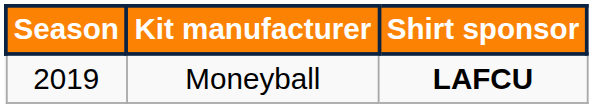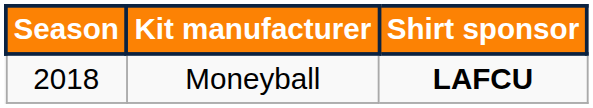(66, 78) 2019 -> (66, 78) 2018
